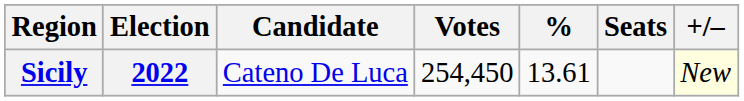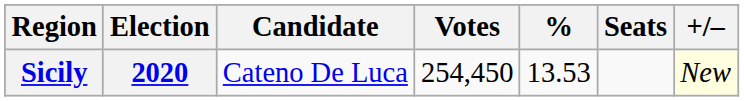(160, 72) 2022 -> (160, 72) 2020
(559, 72) 13.61 -> (559, 72) 13.53
